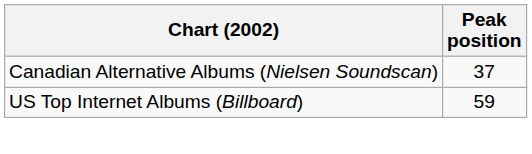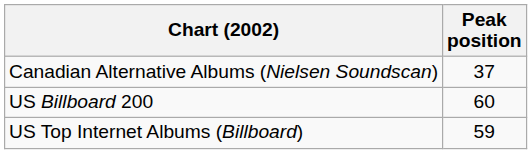+ row: (81, 102)
